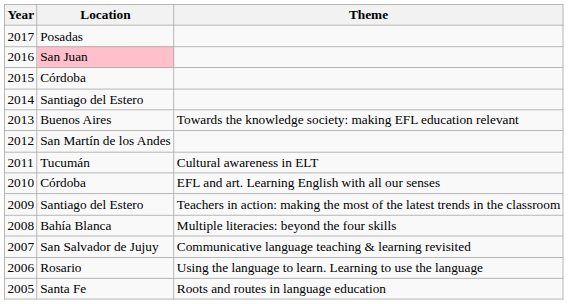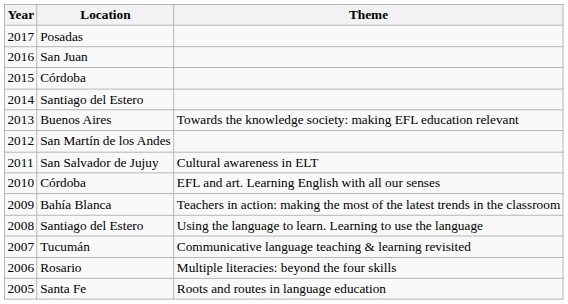(64, 57) pink background -> (64, 57) no background
(65, 162) Tucumán -> (99, 162) San Salvador de Jujuy
(92, 204) Santiago del Estero -> (76, 204) Bahía Blanca
(76, 225) Bahía Blanca -> (92, 225) Santiago del Estero
(287, 225) Multiple literacies: beyond the four skills -> (330, 225) Using the language to learn. Learning to use the language
(99, 246) San Salvador de Jujuy -> (65, 246) Tucumán
(330, 267) Using the language to learn. Learning to use the language -> (287, 267) Multiple literacies: beyond the four skills
